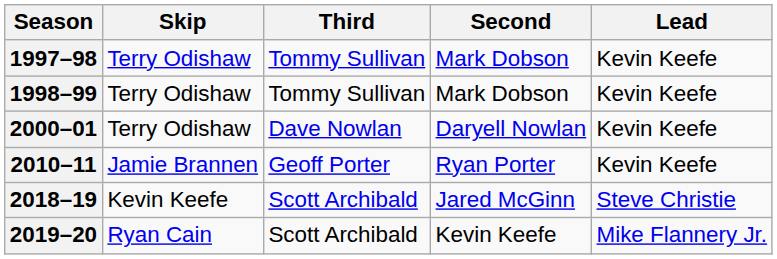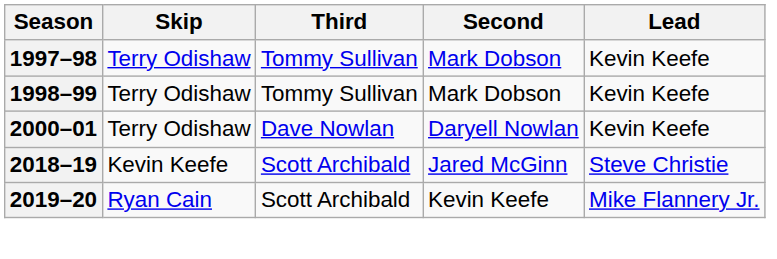- row: (53, 164)
